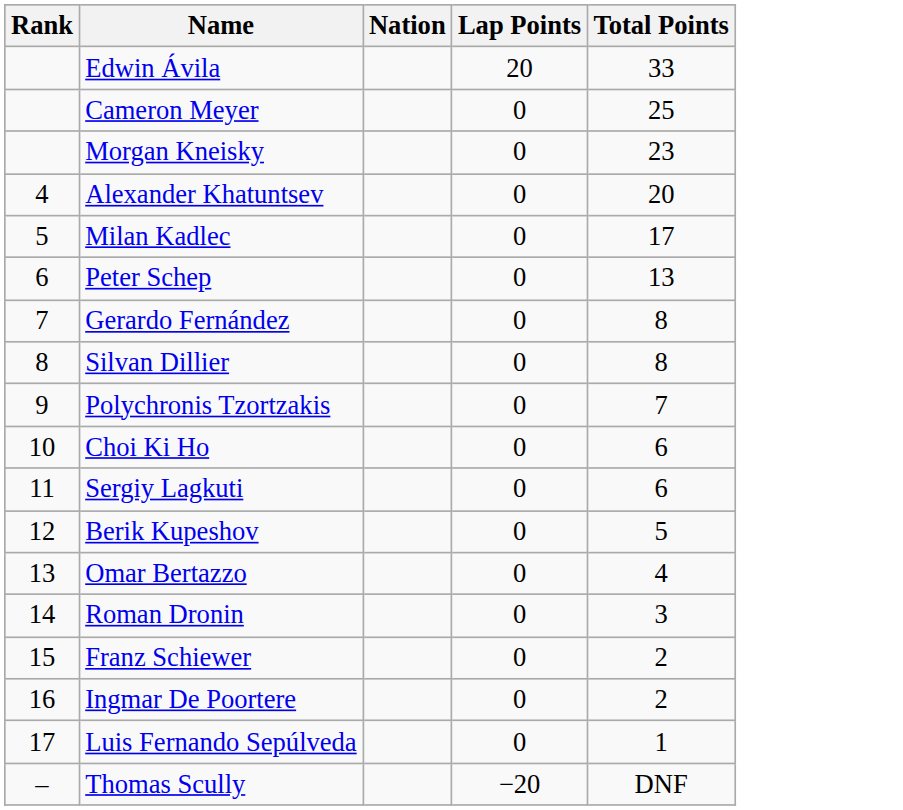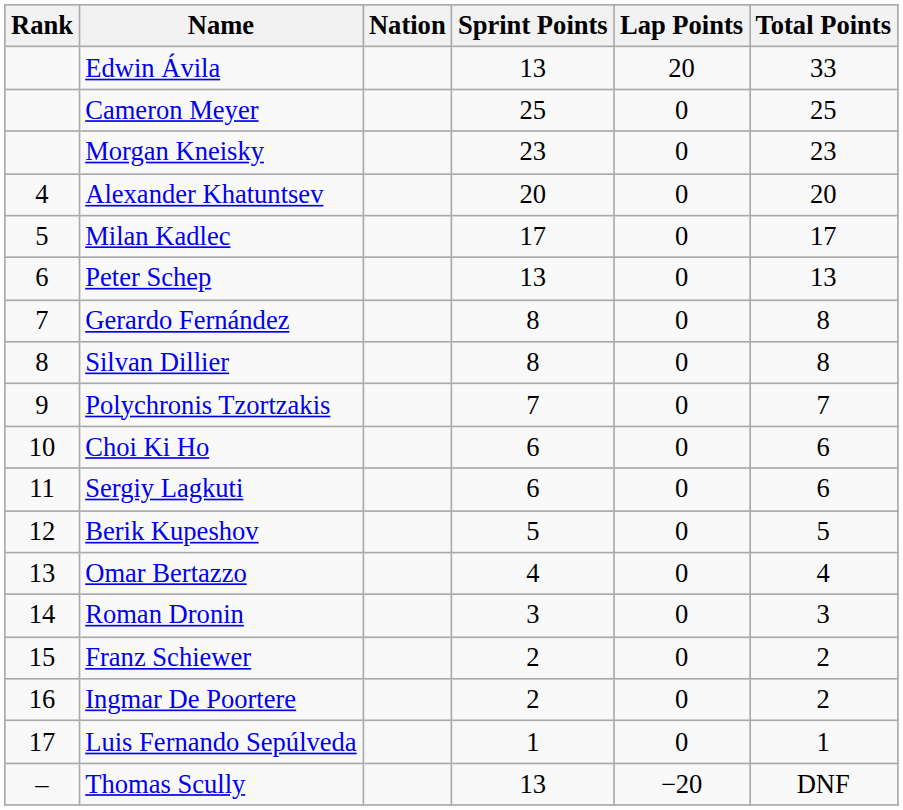+ column: (533, 25)
